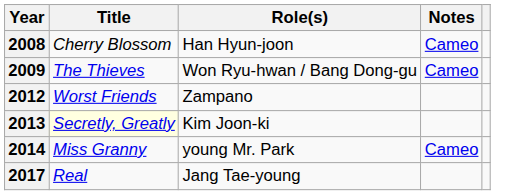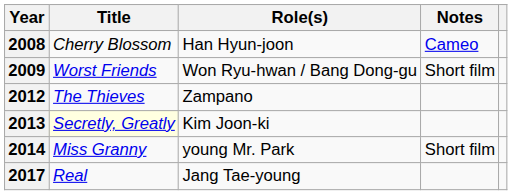(99, 70) The Thieves -> (105, 70) Worst Friends
(452, 70) Cameo -> (460, 70) Short film
(105, 96) Worst Friends -> (99, 96) The Thieves
(452, 149) Cameo -> (460, 149) Short film
